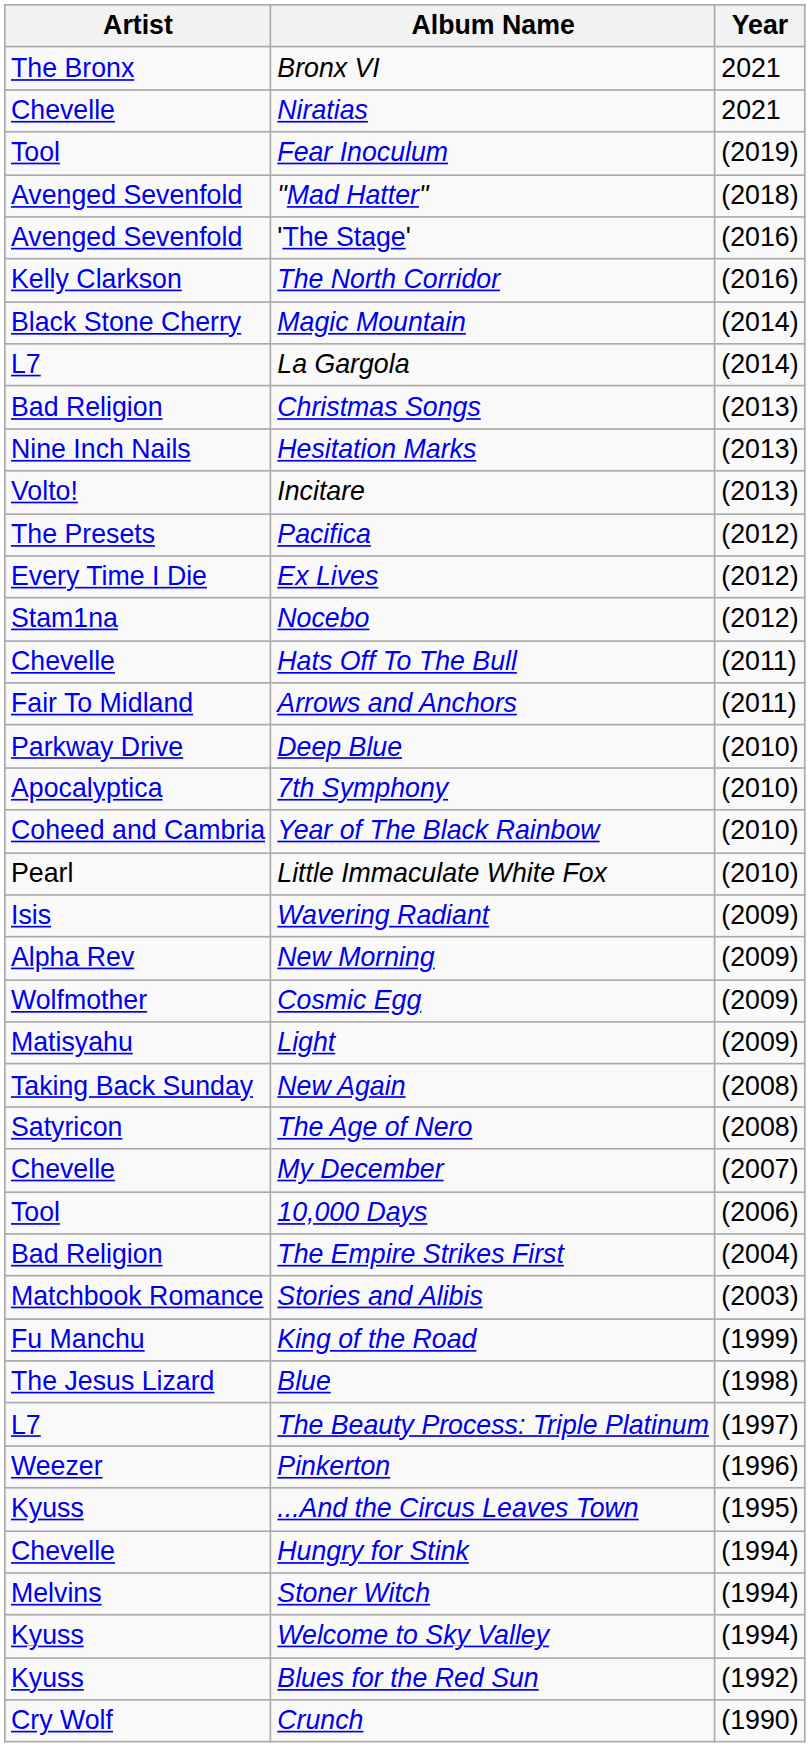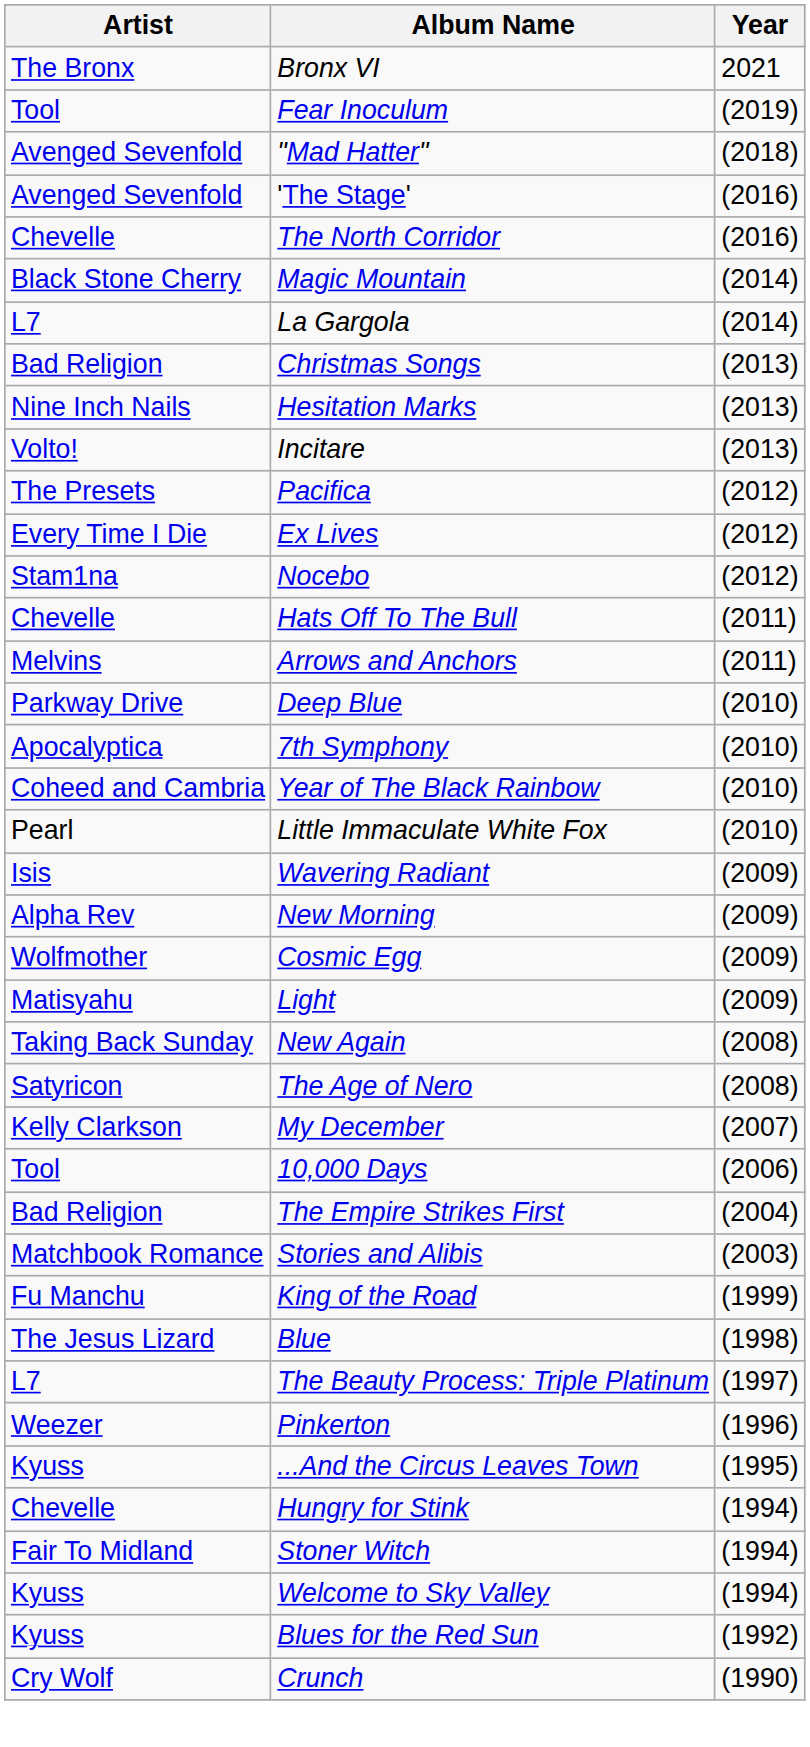- row: (323, 110)
(96, 279) Kelly Clarkson -> (63, 237) Chevelle
(102, 703) Fair To Midland -> (56, 661) Melvins
(63, 1169) Chevelle -> (96, 1127) Kelly Clarkson
(56, 1593) Melvins -> (102, 1551) Fair To Midland
